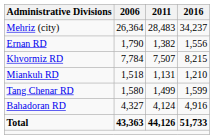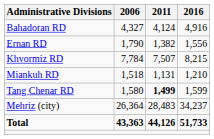rows swapped: (36, 106) <-> (33, 28)
(164, 91) normal -> (164, 91) bold
